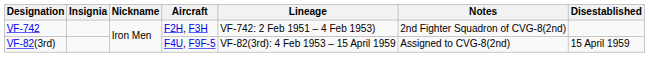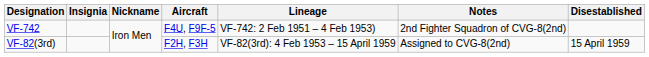(186, 28) F2H, F3H -> (190, 28) F4U, F9F-5
(190, 44) F4U, F9F-5 -> (186, 44) F2H, F3H
